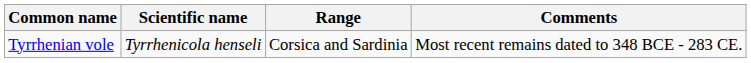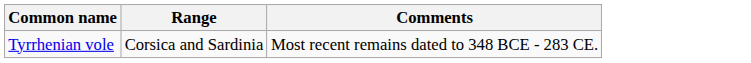- column: (193, 17)
